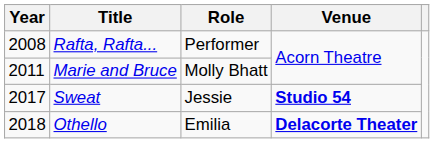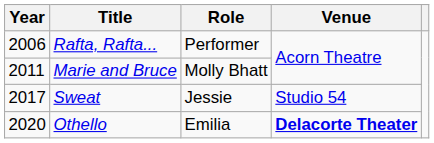(27, 44) 2008 -> (27, 44) 2006
(313, 97) bold -> (311, 97) normal
(27, 124) 2018 -> (27, 124) 2020
